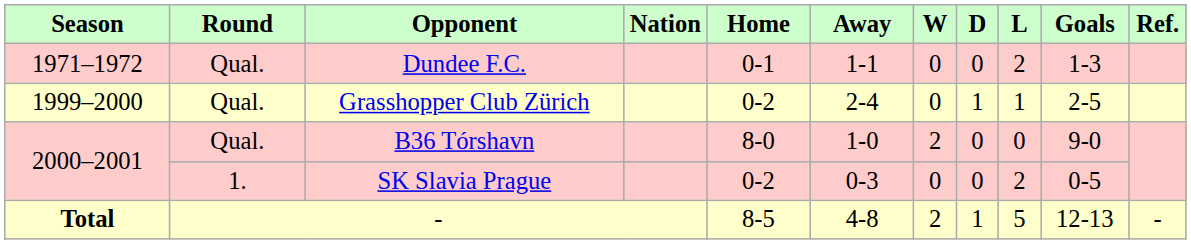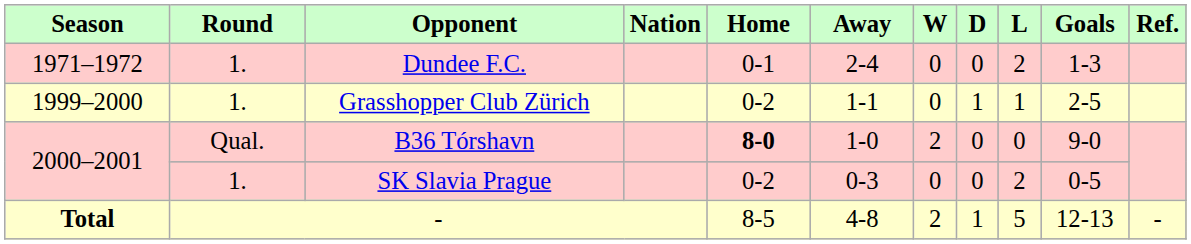(237, 63) Qual. -> (237, 63) 1.
(862, 63) 1-1 -> (862, 63) 2-4
(237, 102) Qual. -> (237, 102) 1.
(862, 102) 2-4 -> (862, 102) 1-1
(758, 141) normal -> (758, 141) bold
